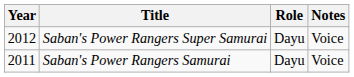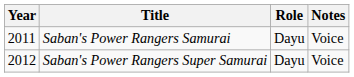rows swapped: (137, 60) <-> (155, 38)
